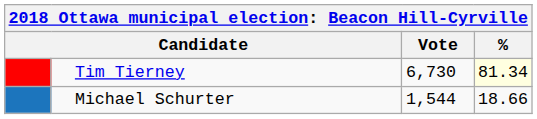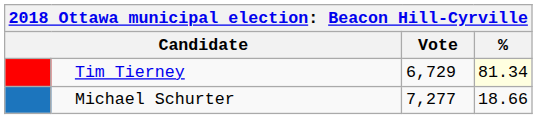(431, 72) 6,730 -> (431, 72) 6,729
(431, 100) 1,544 -> (431, 100) 7,277
